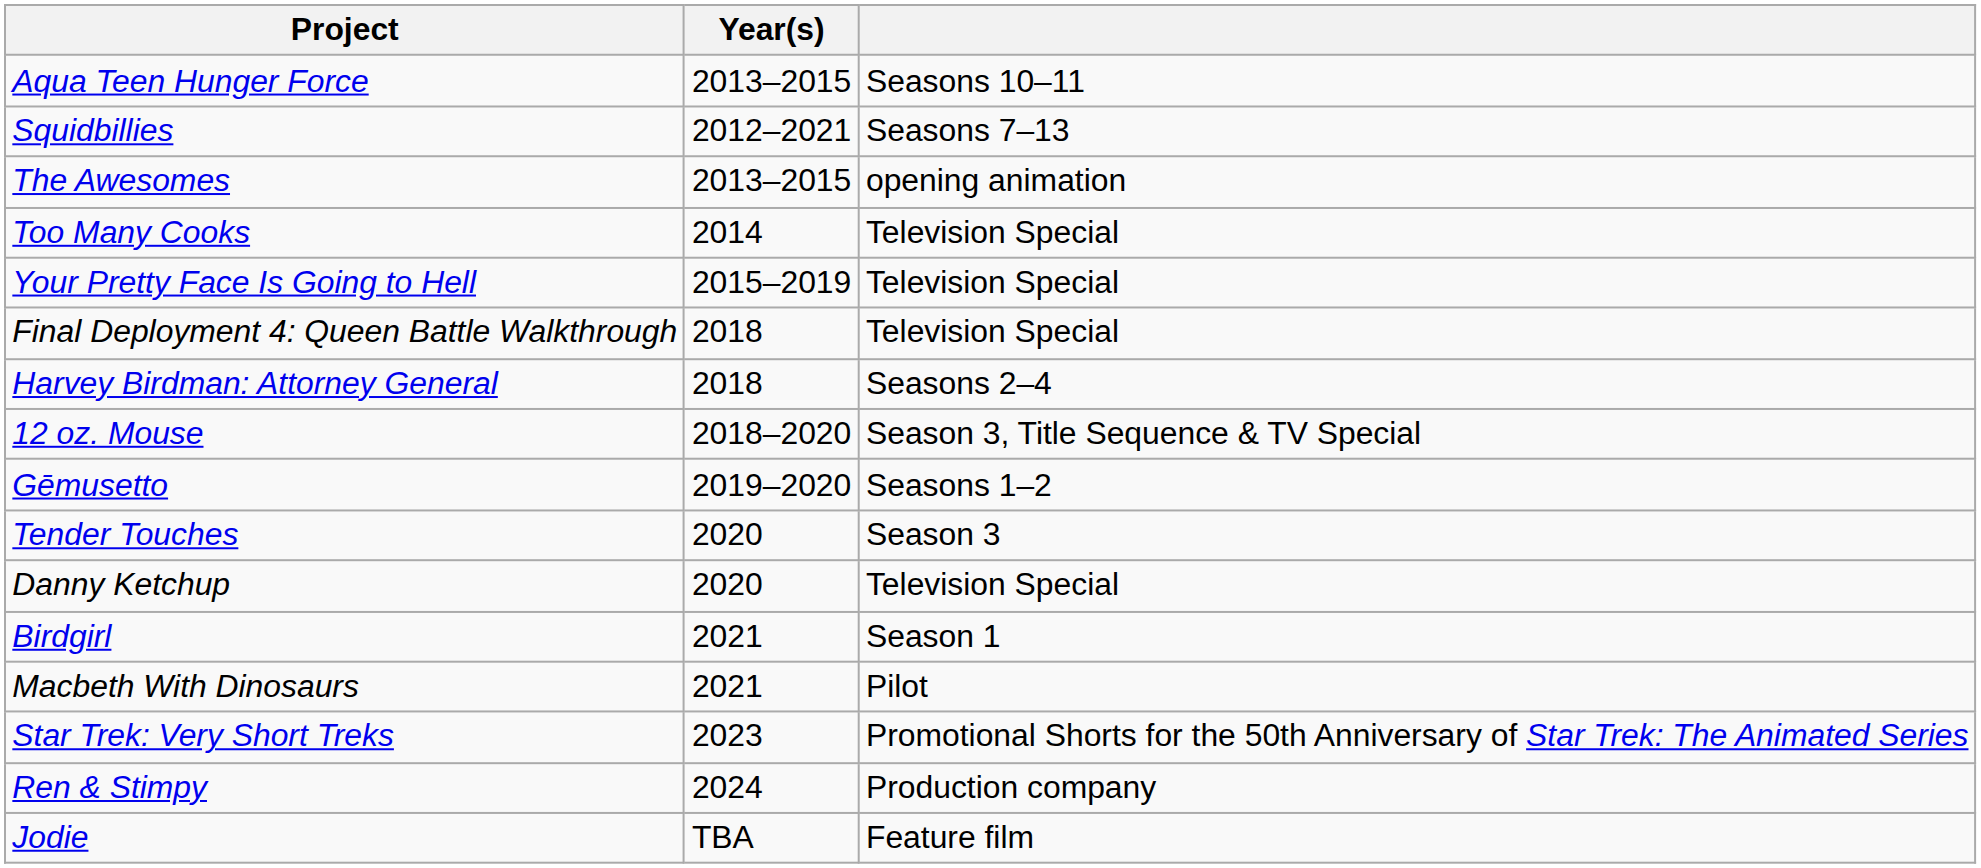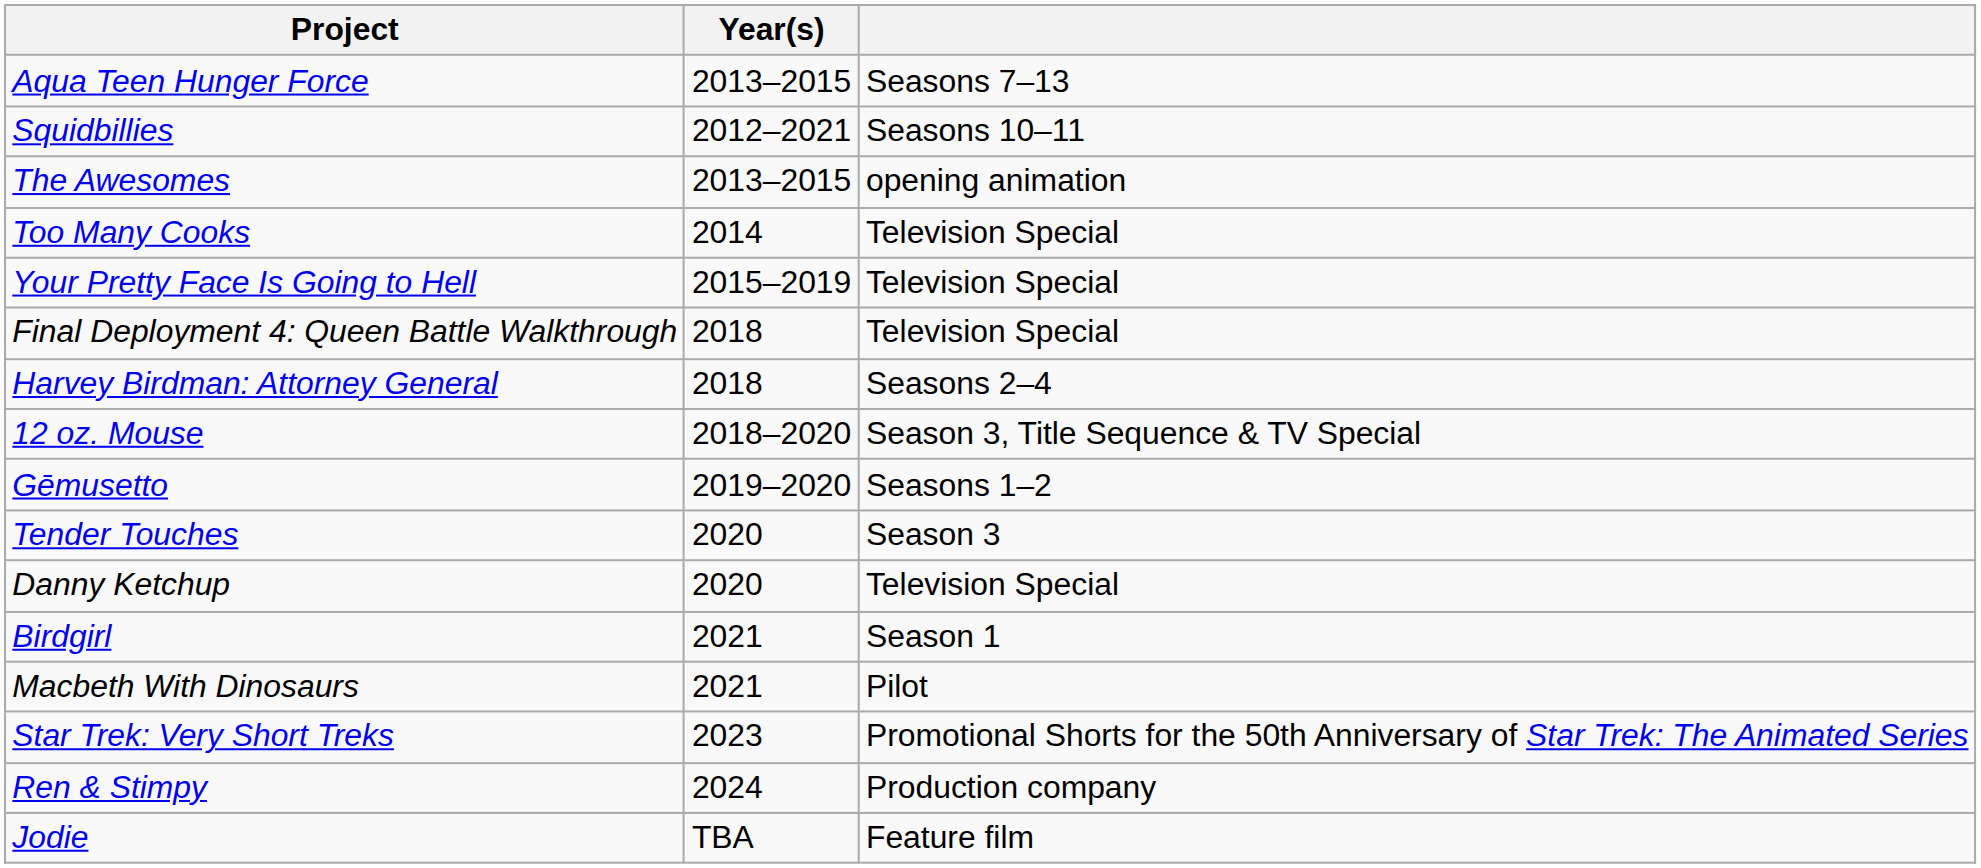(975, 80) Seasons 10–11 -> (968, 80) Seasons 7–13
(968, 130) Seasons 7–13 -> (975, 130) Seasons 10–11
